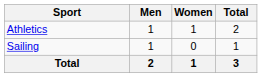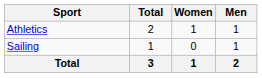columns swapped: (151, 13) <-> (236, 13)
